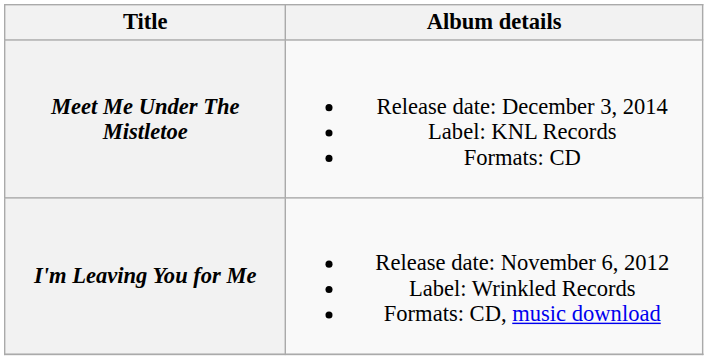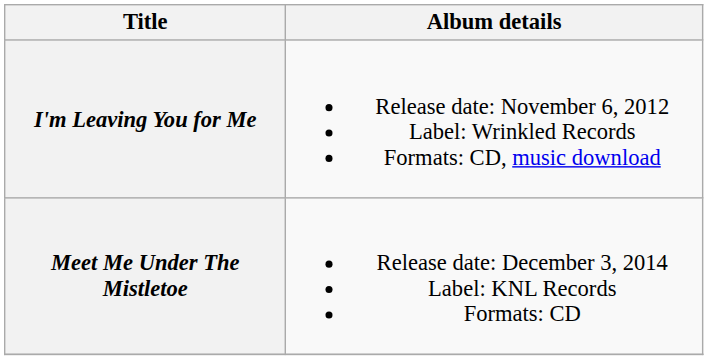rows swapped: (145, 275) <-> (145, 118)
